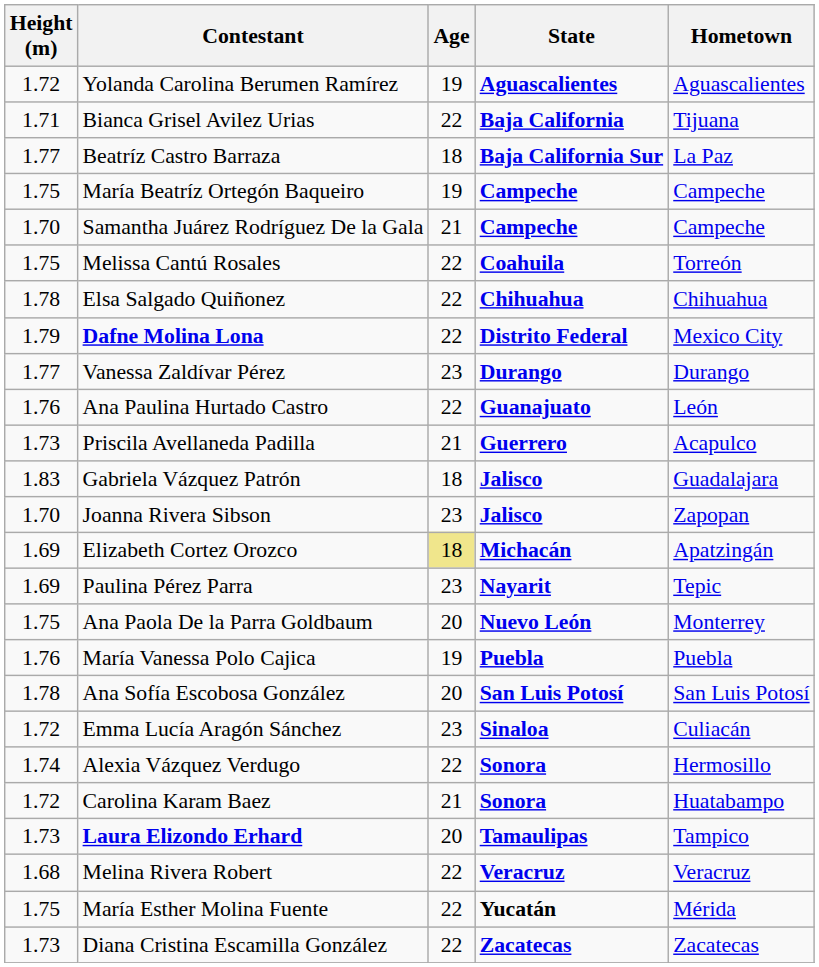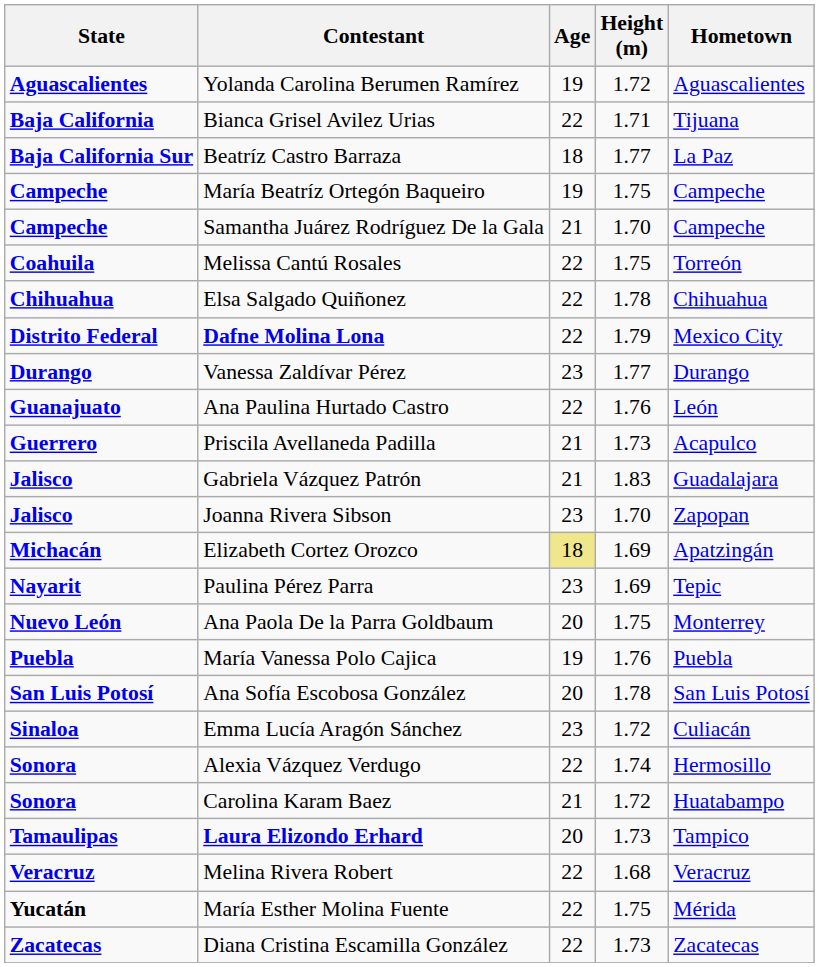columns swapped: (571, 35) <-> (41, 35)
(452, 478) 18 -> (572, 478) 21
